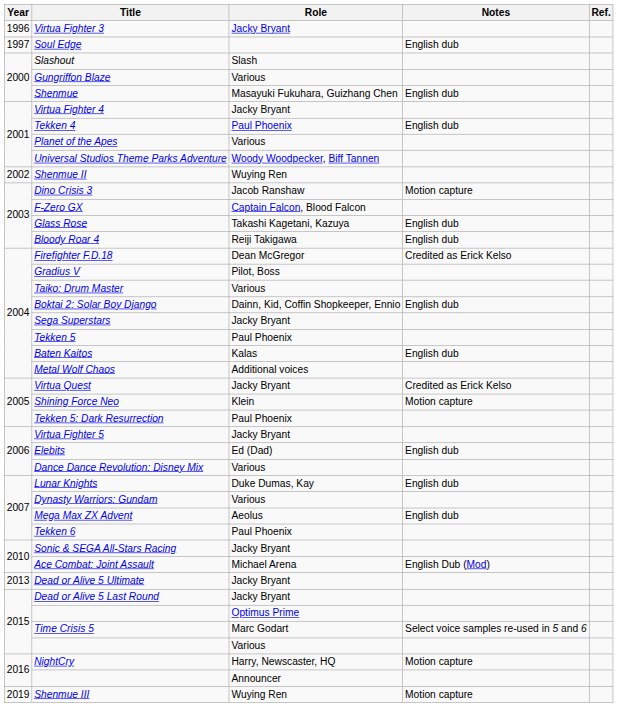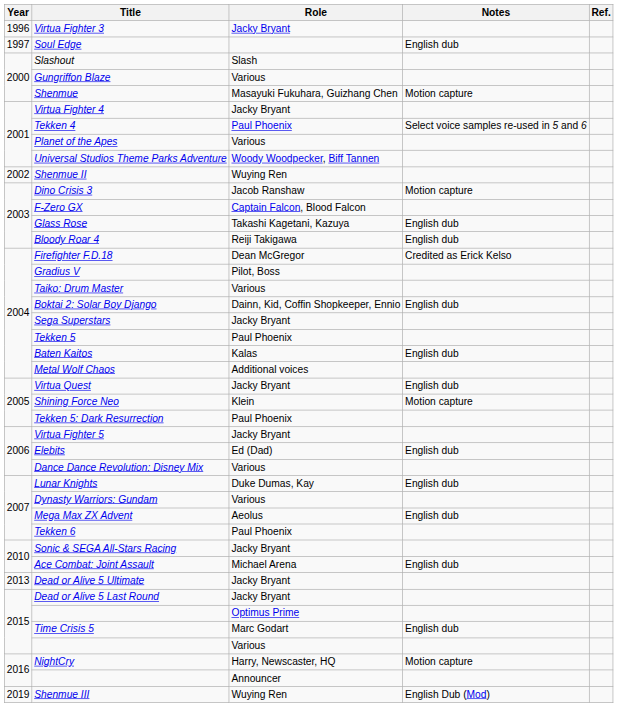(432, 93) English dub -> (439, 93) Motion capture
(432, 126) English dub -> (496, 126) Select voice samples re-used in 5 and 6
(458, 386) Credited as Erick Kelso -> (432, 386) English dub
(447, 564) English Dub (Mod) -> (432, 564) English dub
(496, 629) Select voice samples re-used in 5 and 6 -> (432, 629) English dub
(439, 694) Motion capture -> (447, 694) English Dub (Mod)
